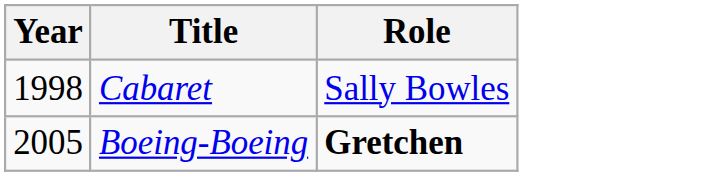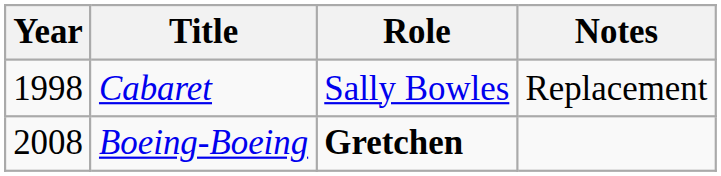+ column: (616, 32)
(48, 142) 2005 -> (48, 142) 2008
